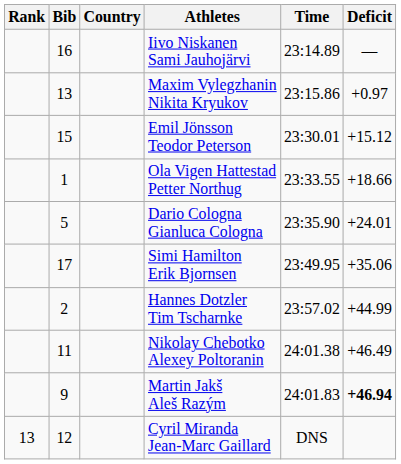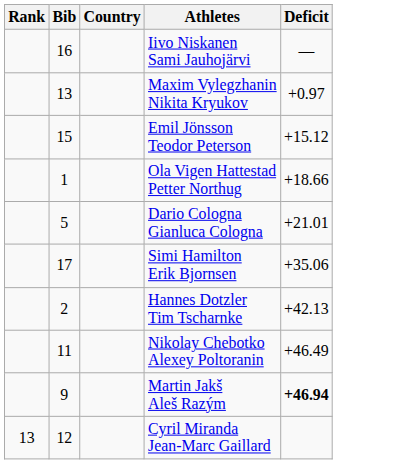- column: (312, 17)
(370, 222) +24.01 -> (306, 222) +21.01
(370, 308) +44.99 -> (306, 308) +42.13
